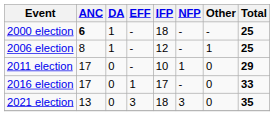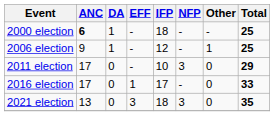(82, 48) 8 -> (82, 48) 9
(182, 66) 1 -> (182, 66) 3
